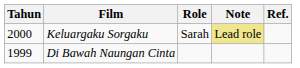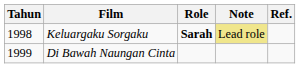(20, 33) 2000 -> (20, 33) 1998
(195, 33) normal -> (196, 33) bold
